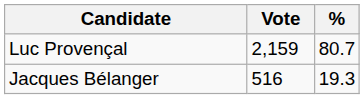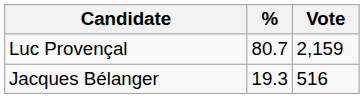columns swapped: (281, 19) <-> (337, 19)
